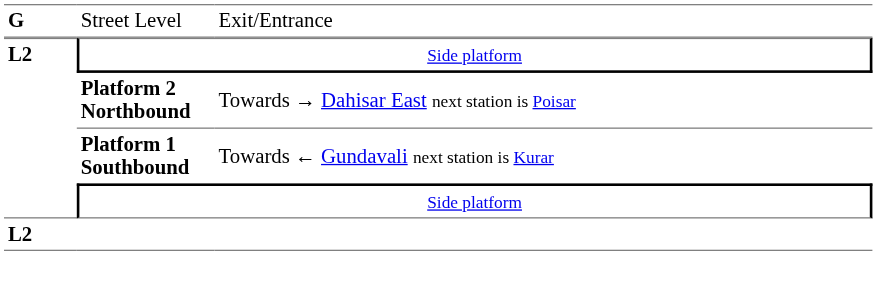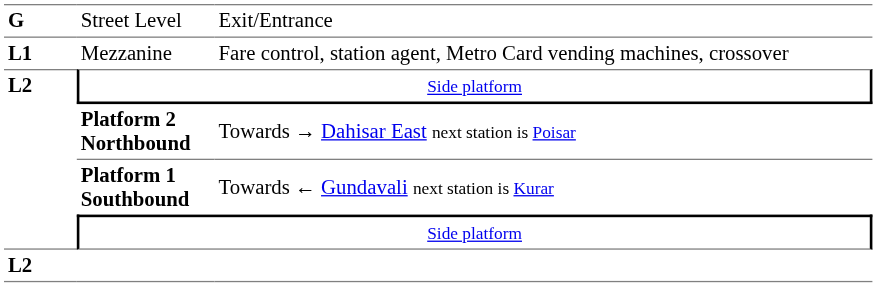+ row: (126, 53)
